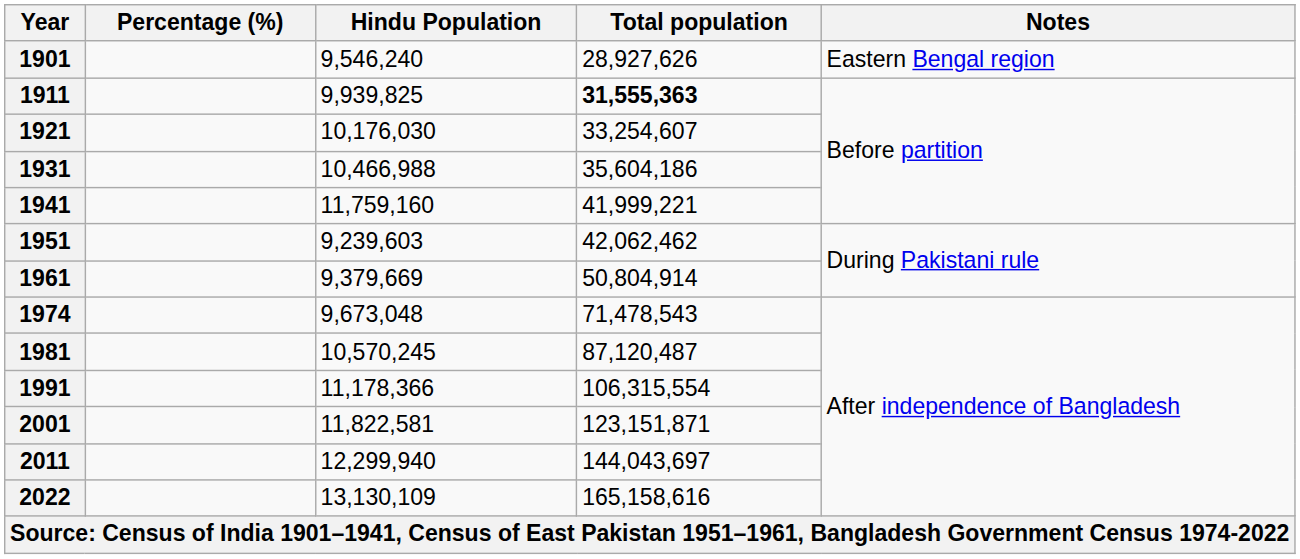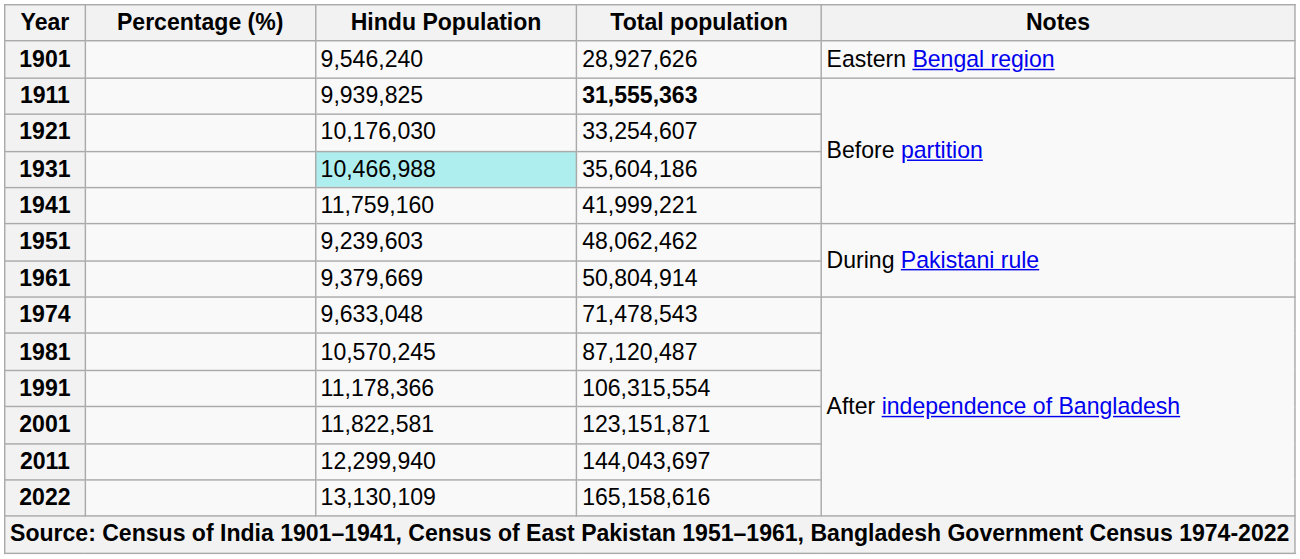(378, 168) no background -> (378, 168) paleturquoise background
(640, 242) 42,062,462 -> (640, 242) 48,062,462
(372, 315) 9,673,048 -> (372, 315) 9,633,048
